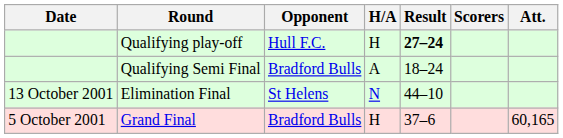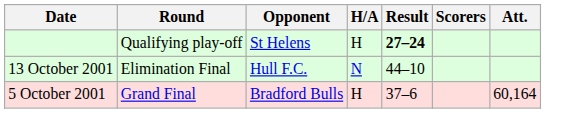(297, 42) Hull F.C. -> (280, 42) St Helens
- row: (191, 68)
(298, 94) St Helens -> (279, 68) Hull F.C.
(533, 120) 60,165 -> (515, 94) 60,164
